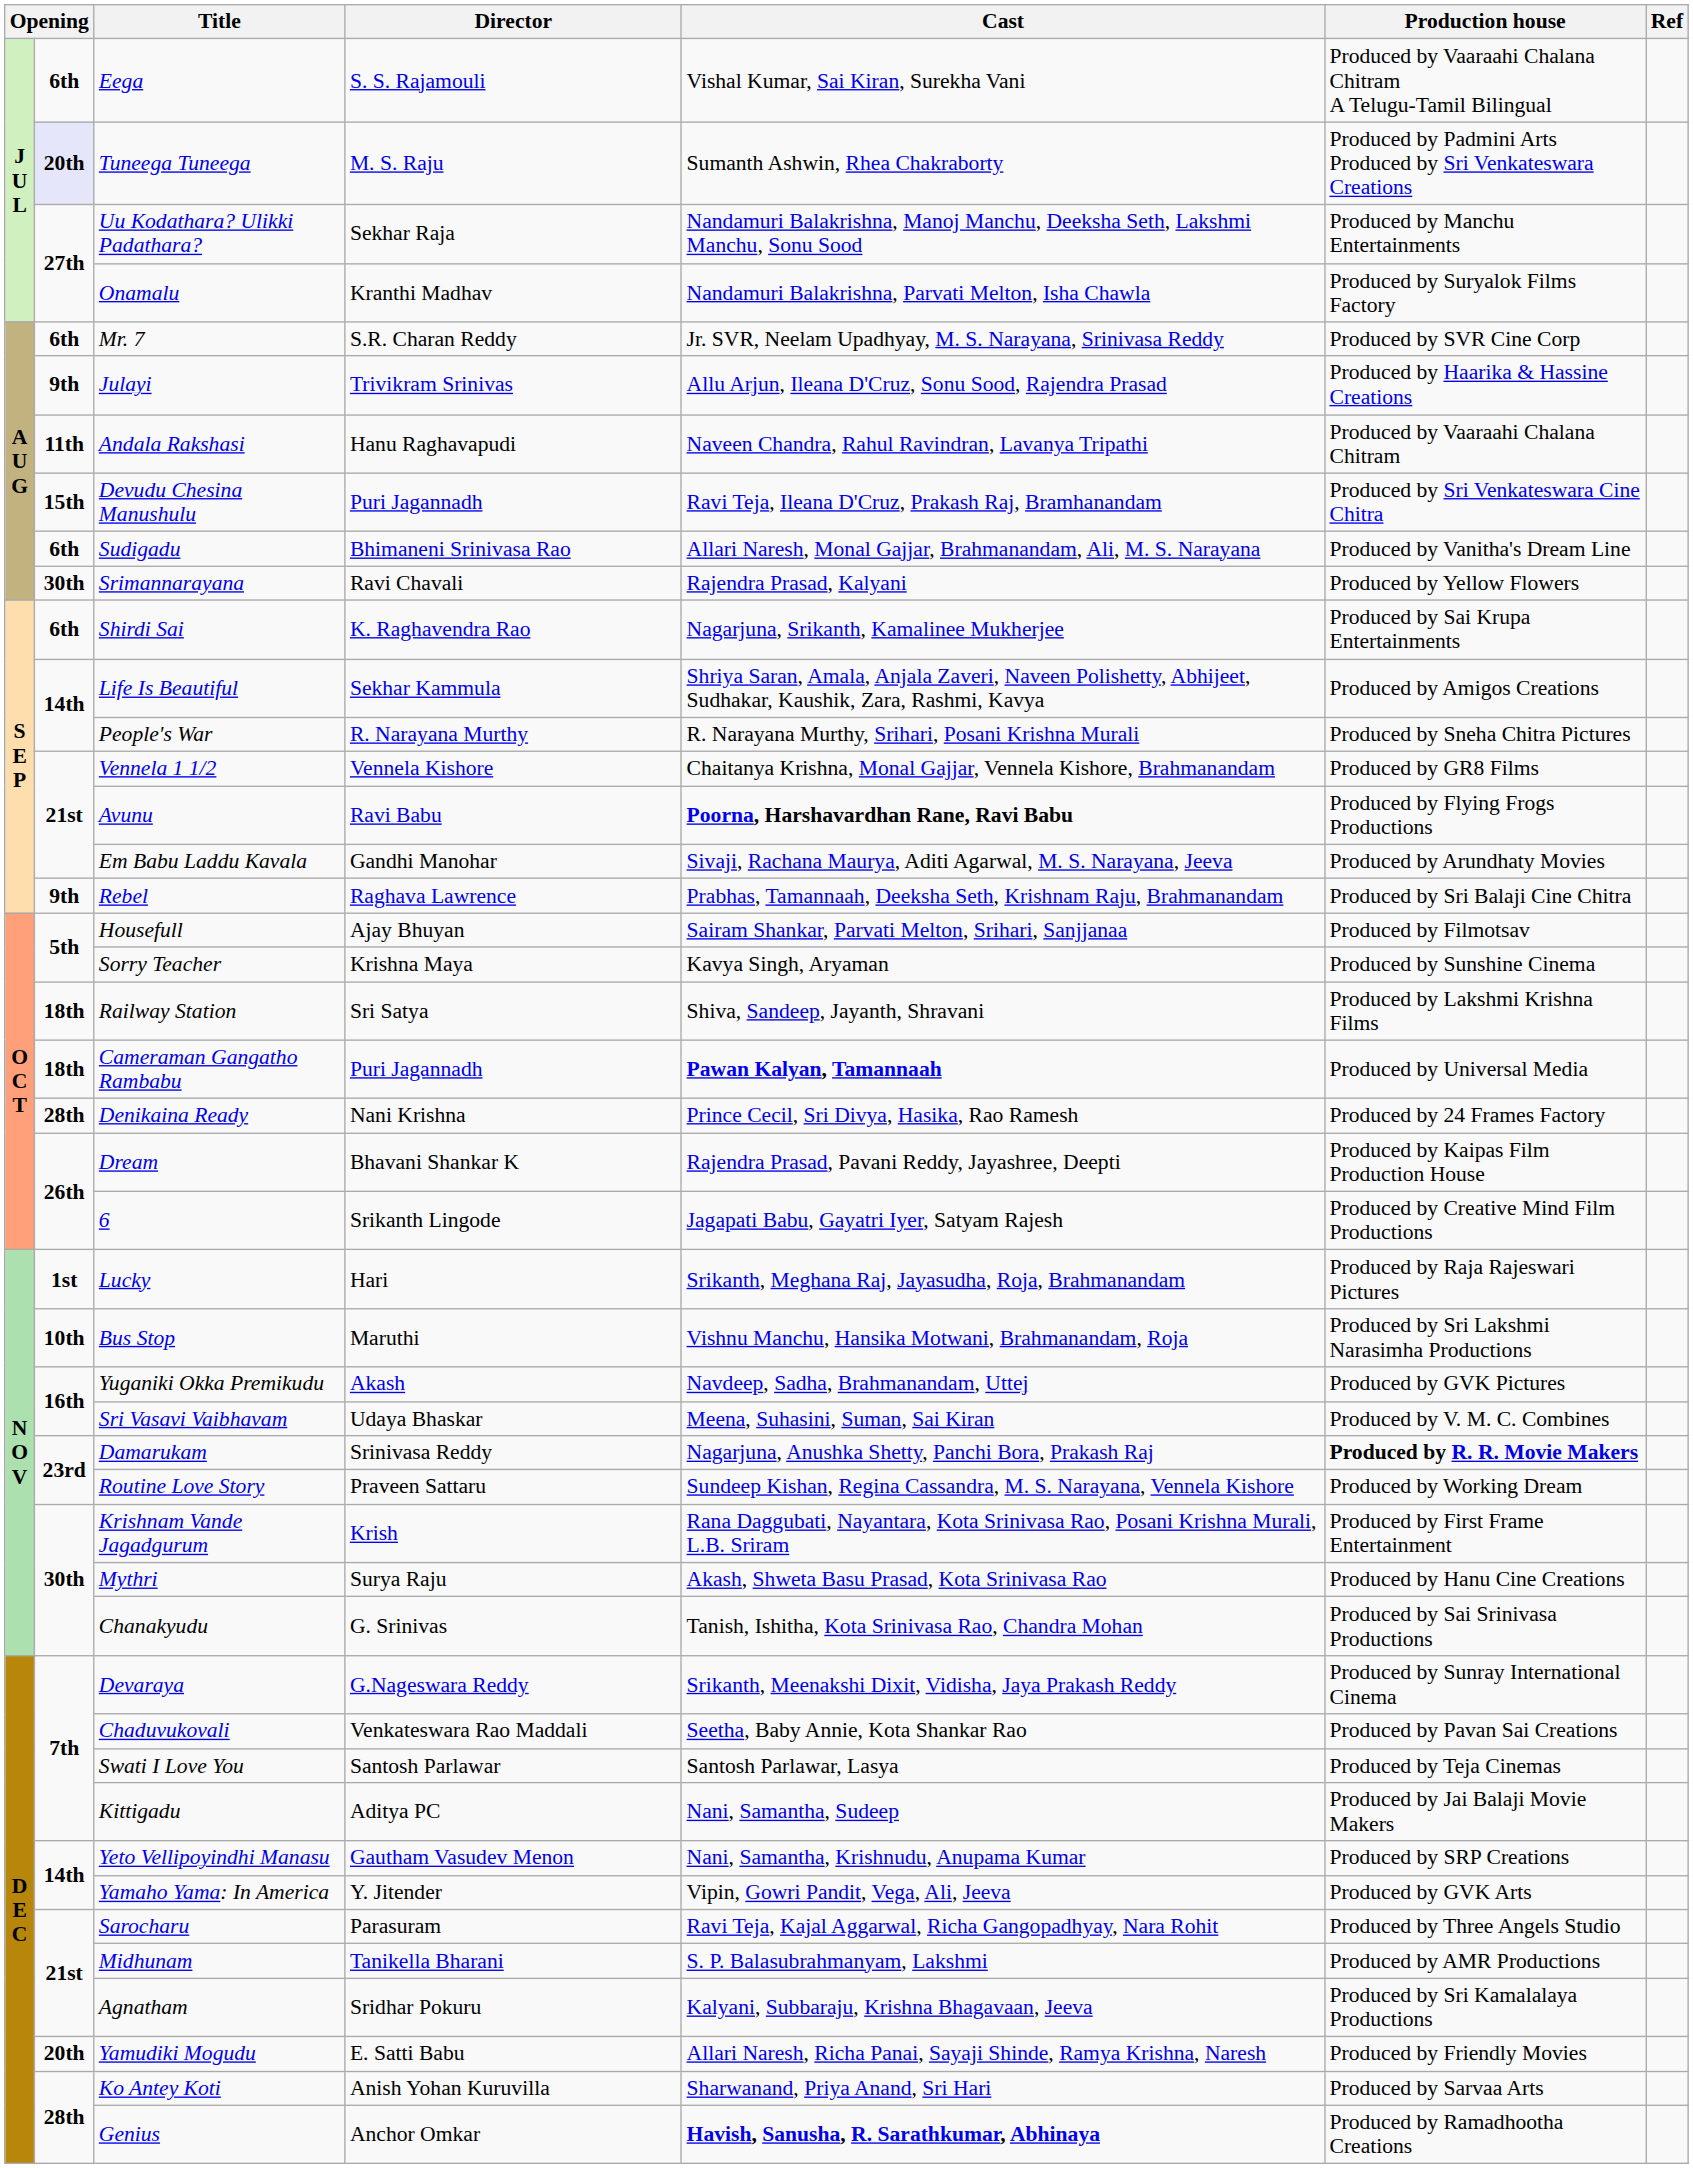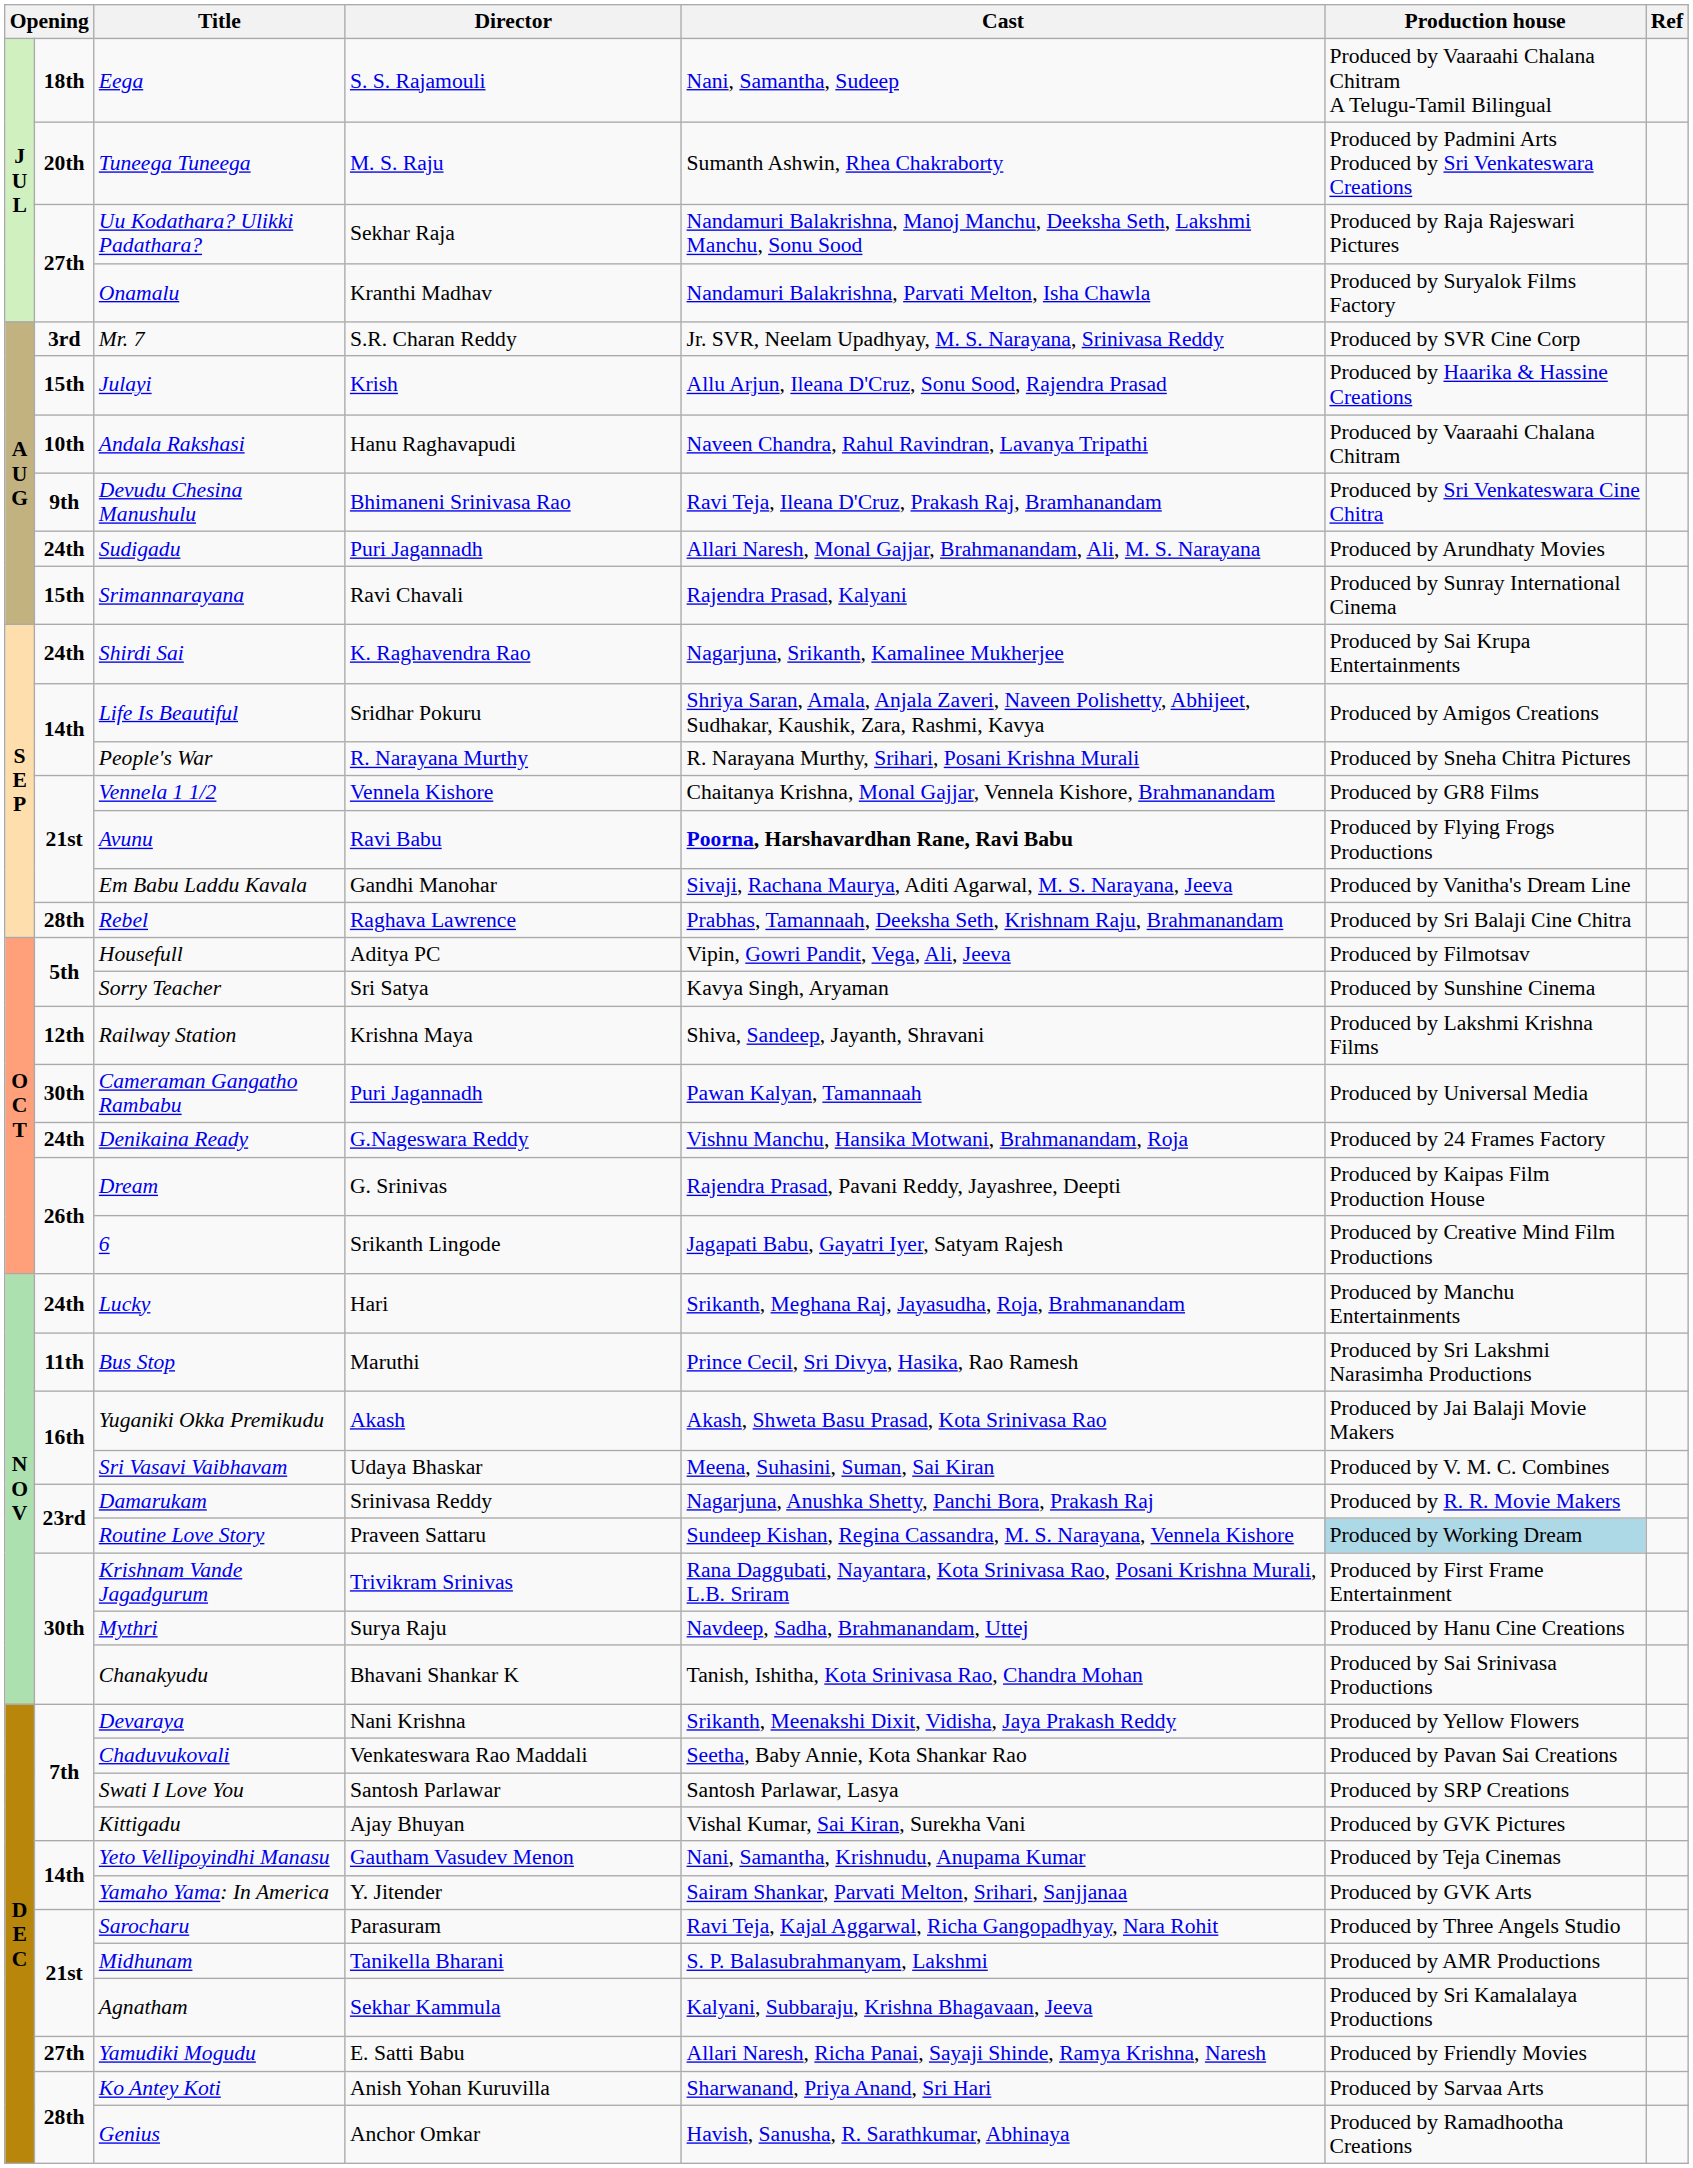(64, 80) 6th -> (64, 80) 18th
(856, 80) Vishal Kumar, Sai Kiran, Surekha Vani -> (793, 80) Nani, Samantha, Sudeep
(64, 163) lavender background -> (64, 163) no background
(1422, 233) Produced by Manchu Entertainments -> (1452, 233) Produced by Raja Rajeswari Pictures
(64, 338) 6th -> (64, 338) 3rd
(64, 385) 9th -> (64, 385) 15th
(431, 385) Trivikram Srinivas -> (374, 385) Krish
(64, 443) 11th -> (64, 443) 10th
(64, 502) 15th -> (64, 502) 9th
(416, 502) Puri Jagannadh -> (460, 502) Bhimaneni Srinivasa Rao
(64, 548) 6th -> (64, 548) 24th
(460, 548) Bhimaneni Srinivasa Rao -> (416, 548) Puri Jagannadh
(1480, 548) Produced by Vanitha's Dream Line -> (1467, 548) Produced by Arundhaty Movies
(64, 582) 30th -> (64, 595) 15th
(1454, 582) Produced by Yellow Flowers -> (1475, 595) Produced by Sunray International Cinema
(64, 629) 6th -> (64, 653) 24th
(425, 687) Sekhar Kammula -> (416, 712) Sridhar Pokuru
(1467, 861) Produced by Arundhaty Movies -> (1480, 885) Produced by Vanitha's Dream Line
(64, 895) 9th -> (64, 919) 28th
(407, 929) Ajay Bhuyan -> (395, 954) Aditya PC
(907, 929) Sairam Shankar, Parvati Melton, Srihari, Sanjjanaa -> (849, 954) Vipin, Gowri Pandit, Vega, Ali, Jeeva
(411, 964) Krishna Maya -> (389, 988) Sri Satya
(64, 1010) 18th -> (64, 1034) 12th
(389, 1010) Sri Satya -> (411, 1034) Krishna Maya
(64, 1069) 18th -> (64, 1093) 30th
(814, 1069) bold -> (804, 1093) normal
(64, 1115) 28th -> (64, 1139) 24th
(408, 1115) Nani Krishna -> (439, 1139) G.Nageswara Reddy
(882, 1115) Prince Cecil, Sri Divya, Hasika, Rao Ramesh -> (937, 1139) Vishnu Manchu, Hansika Motwani, Brahmanandam, Roja
(435, 1161) Bhavani Shankar K -> (399, 1186) G. Srinivas
(64, 1278) 1st -> (64, 1303) 24th
(1452, 1278) Produced by Raja Rajeswari Pictures -> (1422, 1303) Produced by Manchu Entertainments
(64, 1337) 10th -> (64, 1361) 11th
(937, 1337) Vishnu Manchu, Hansika Motwani, Brahmanandam, Roja -> (882, 1361) Prince Cecil, Sri Divya, Hasika, Rao Ramesh
(858, 1383) Navdeep, Sadha, Brahmanandam, Uttej -> (897, 1420) Akash, Shweta Basu Prasad, Kota Srinivasa Rao
(1447, 1383) Produced by GVK Pictures -> (1458, 1420) Produced by Jai Balaji Movie Makers
(1484, 1452) bold -> (1475, 1501) normal
(1456, 1486) no background -> (1456, 1535) lightblue background
(374, 1533) Krish -> (431, 1581) Trivikram Srinivas
(897, 1579) Akash, Shweta Basu Prasad, Kota Srinivasa Rao -> (858, 1628) Navdeep, Sadha, Brahmanandam, Uttej
(399, 1625) G. Srinivas -> (435, 1674) Bhavani Shankar K
(439, 1684) G.Nageswara Reddy -> (408, 1720) Nani Krishna
(1475, 1684) Produced by Sunray International Cinema -> (1454, 1720) Produced by Yellow Flowers
(1445, 1765) Produced by Teja Cinemas -> (1449, 1789) Produced by SRP Creations
(395, 1811) Aditya PC -> (407, 1823) Ajay Bhuyan
(793, 1811) Nani, Samantha, Sudeep -> (856, 1823) Vishal Kumar, Sai Kiran, Surekha Vani
(1458, 1811) Produced by Jai Balaji Movie Makers -> (1447, 1823) Produced by GVK Pictures
(1449, 1857) Produced by SRP Creations -> (1445, 1857) Produced by Teja Cinemas
(849, 1892) Vipin, Gowri Pandit, Vega, Ali, Jeeva -> (907, 1892) Sairam Shankar, Parvati Melton, Srihari, Sanjjanaa
(416, 2007) Sridhar Pokuru -> (425, 2007) Sekhar Kammula
(64, 2053) 20th -> (64, 2053) 27th
(893, 2134) bold -> (878, 2134) normal
